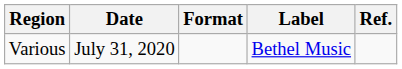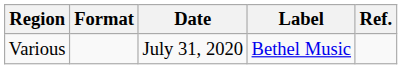columns swapped: (124, 19) <-> (213, 19)
